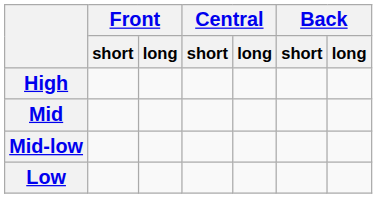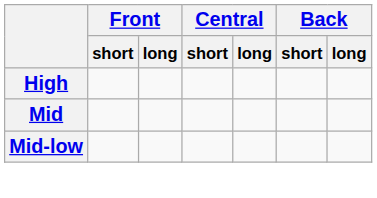- row: (46, 177)
